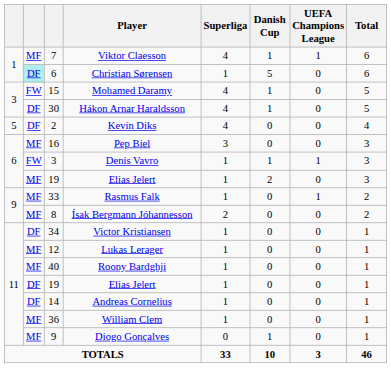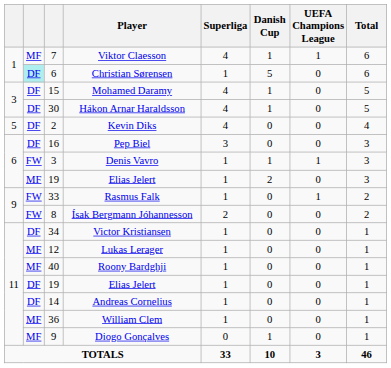(34, 91) FW -> (34, 91) DF
(34, 143) MF -> (34, 143) DF
(34, 196) MF -> (34, 196) FW
(34, 214) MF -> (34, 214) FW
